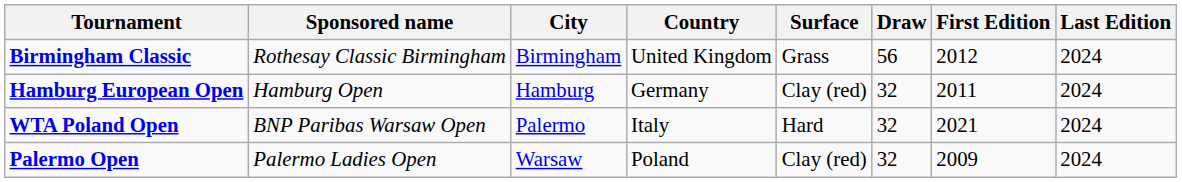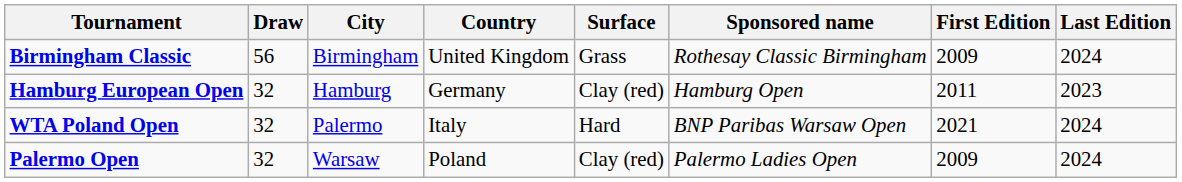columns swapped: (380, 22) <-> (902, 22)
(957, 56) 2012 -> (957, 56) 2009
(1081, 90) 2024 -> (1081, 90) 2023
